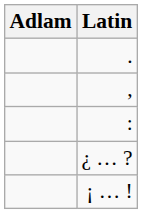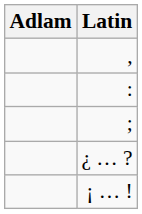- row: (130, 55)
+ row: (130, 123)
